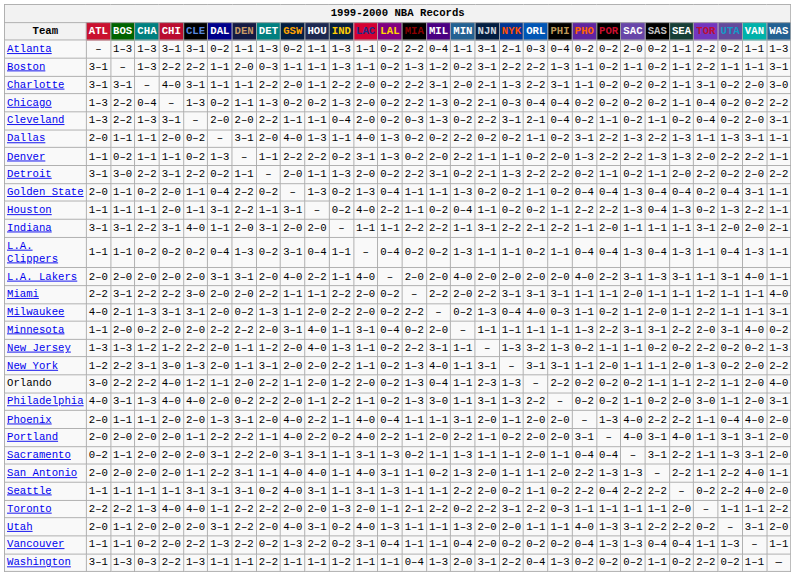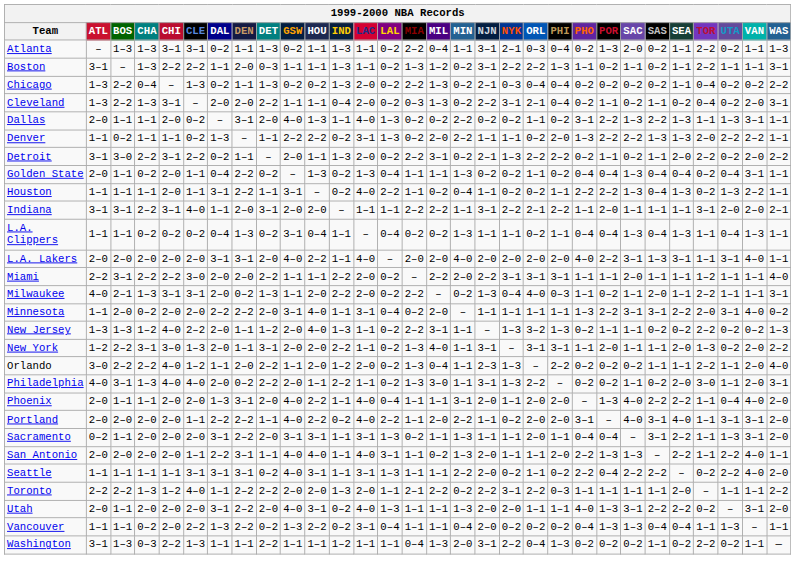(609, 49) 0–2 -> (609, 49) 1–3
- row: (36, 85)
(171, 348) 1–2 -> (171, 330) 4–0
(171, 509) 4–0 -> (171, 491) 1–2
